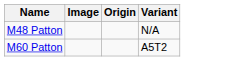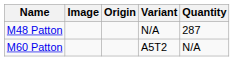+ column: (204, 13)
